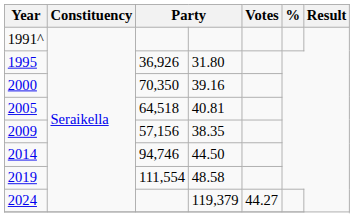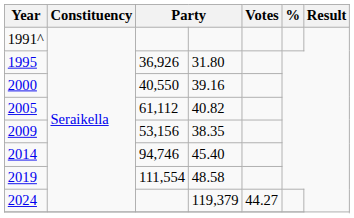(159, 85) 70,350 -> (159, 85) 40,550
(159, 108) 64,518 -> (159, 108) 61,112
(208, 108) 40.81 -> (208, 108) 40.82
(159, 131) 57,156 -> (159, 131) 53,156
(208, 154) 44.50 -> (208, 154) 45.40
